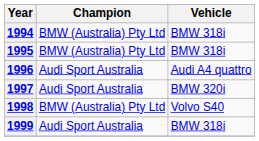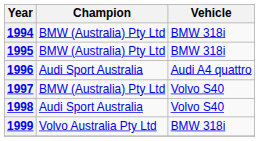(91, 88) Audi Sport Australia -> (102, 88) BMW (Australia) Pty Ltd
(198, 88) BMW 320i -> (197, 88) Volvo S40
(102, 107) BMW (Australia) Pty Ltd -> (91, 107) Audi Sport Australia
(91, 126) Audi Sport Australia -> (98, 126) Volvo Australia Pty Ltd
